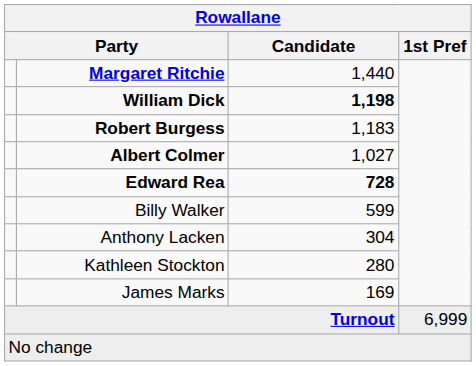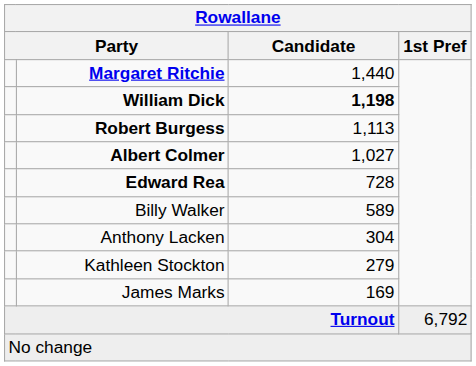(373, 127) 1,183 -> (374, 127) 1,113
(380, 182) bold -> (380, 182) normal
(380, 210) 599 -> (380, 210) 589
(380, 264) 280 -> (380, 264) 279
(446, 319) 6,999 -> (446, 319) 6,792
